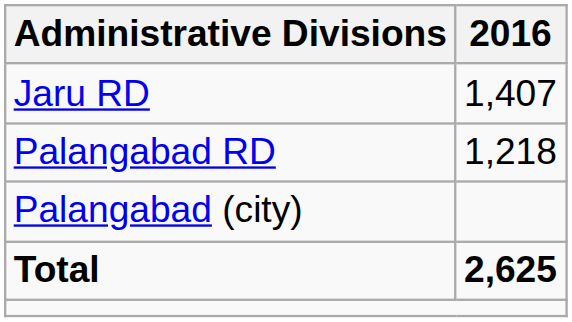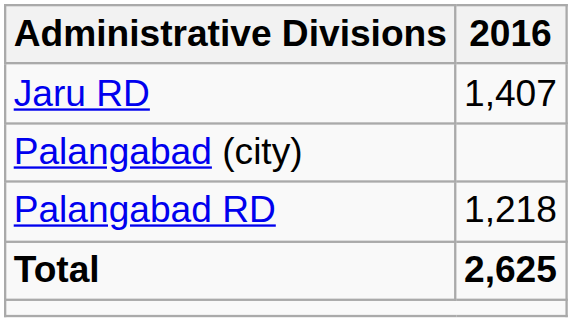rows swapped: (145, 151) <-> (158, 210)
